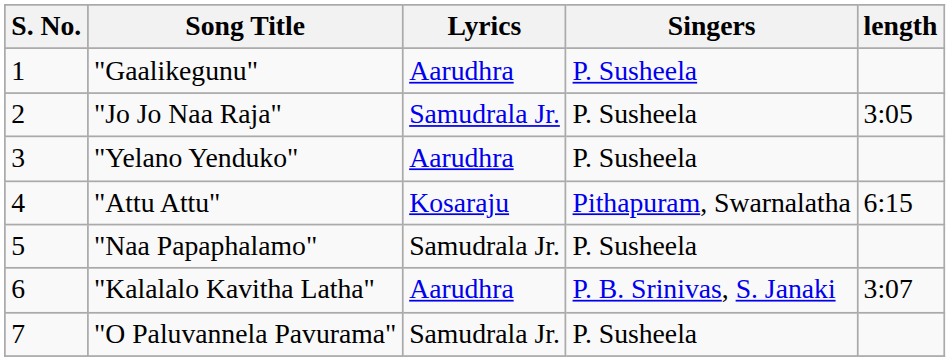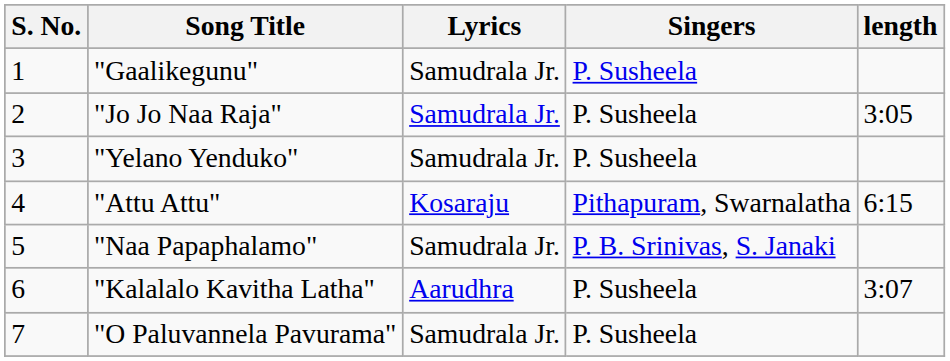(461, 70) Aarudhra -> (484, 70) Samudrala Jr.
(461, 158) Aarudhra -> (484, 158) Samudrala Jr.
(635, 245) P. Susheela -> (704, 245) P. B. Srinivas, S. Janaki
(704, 289) P. B. Srinivas, S. Janaki -> (635, 289) P. Susheela
